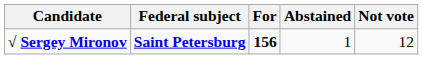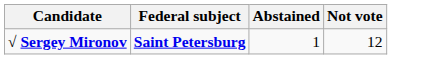- column: (265, 16)
